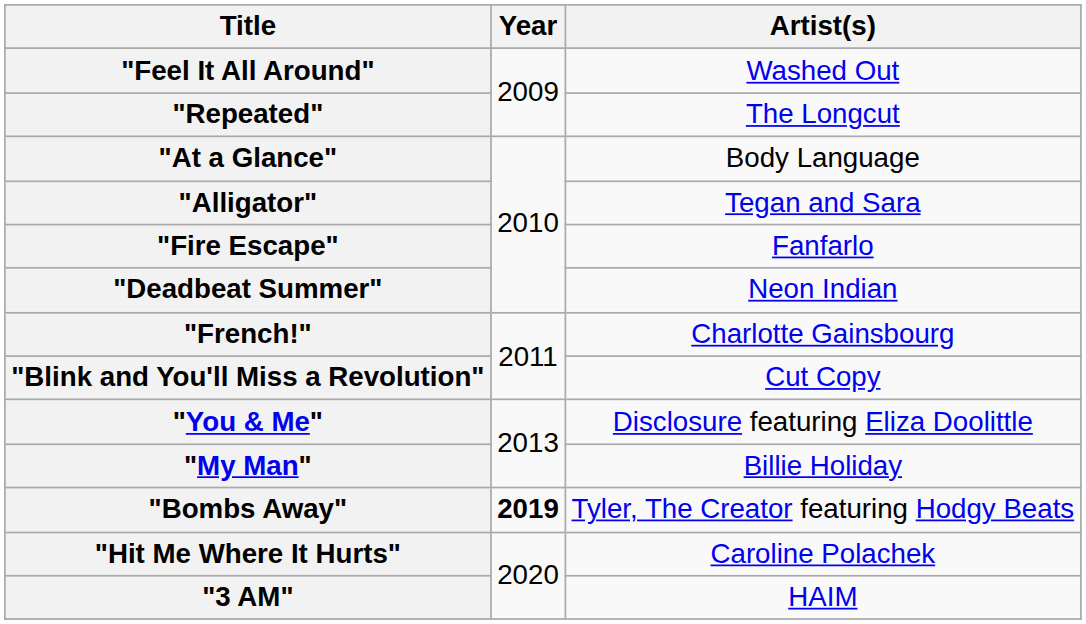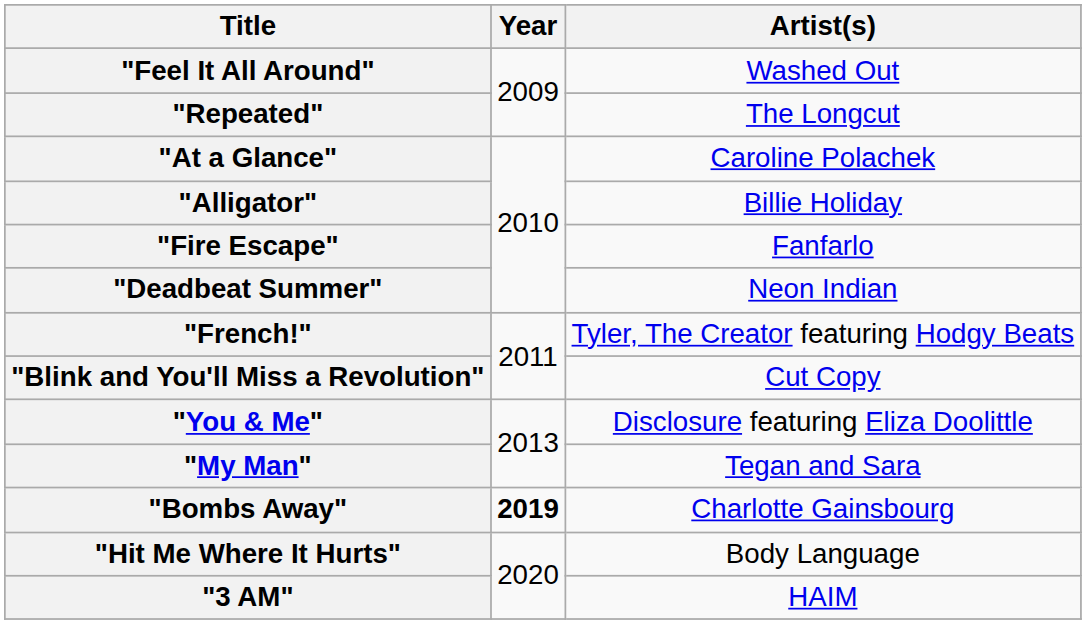(823, 158) Body Language -> (823, 158) Caroline Polachek
(823, 202) Tegan and Sara -> (823, 202) Billie Holiday
(823, 333) Charlotte Gainsbourg -> (823, 333) Tyler, The Creator featuring Hodgy Beats
(823, 465) Billie Holiday -> (823, 465) Tegan and Sara
(823, 509) Tyler, The Creator featuring Hodgy Beats -> (823, 509) Charlotte Gainsbourg
(823, 553) Caroline Polachek -> (823, 553) Body Language
